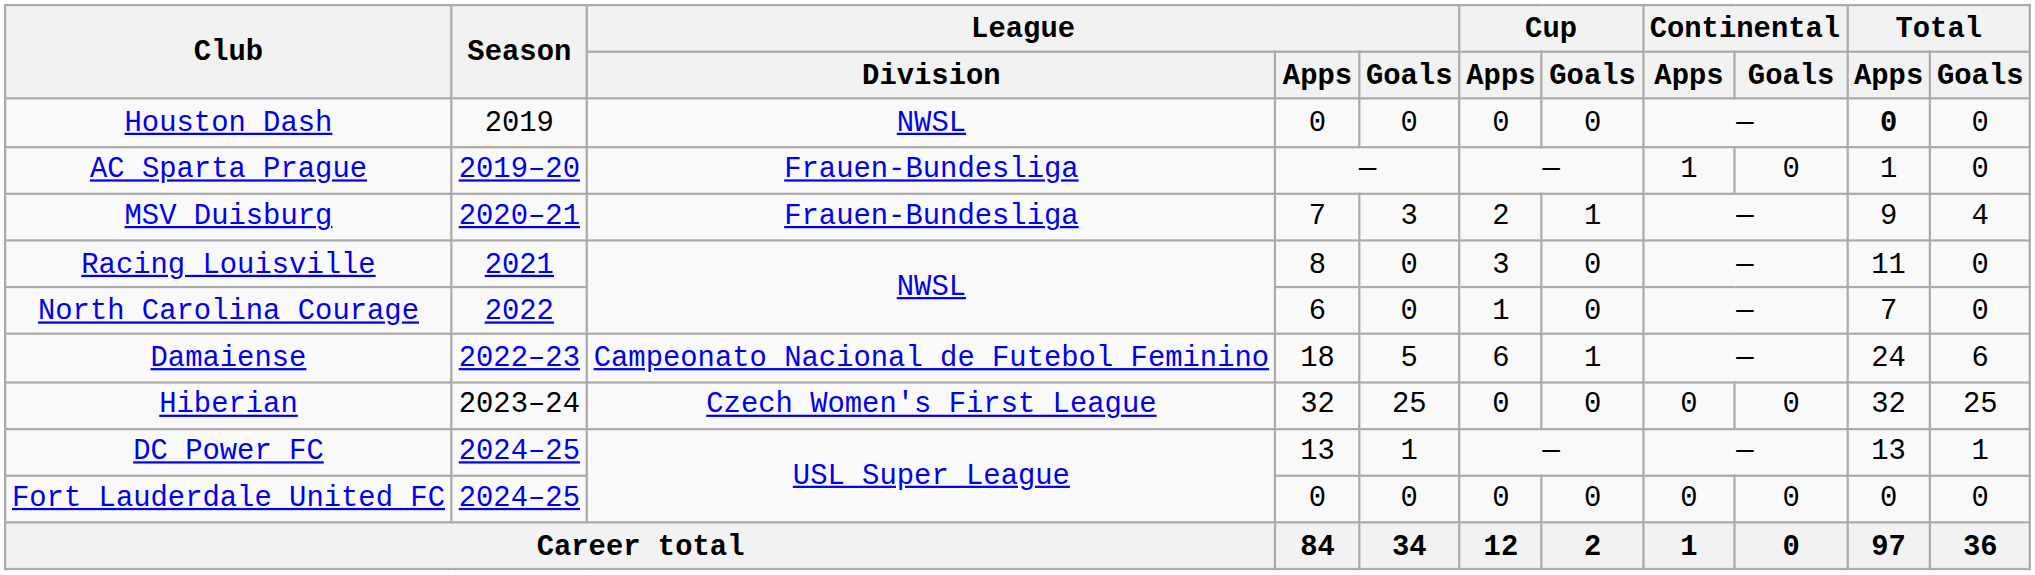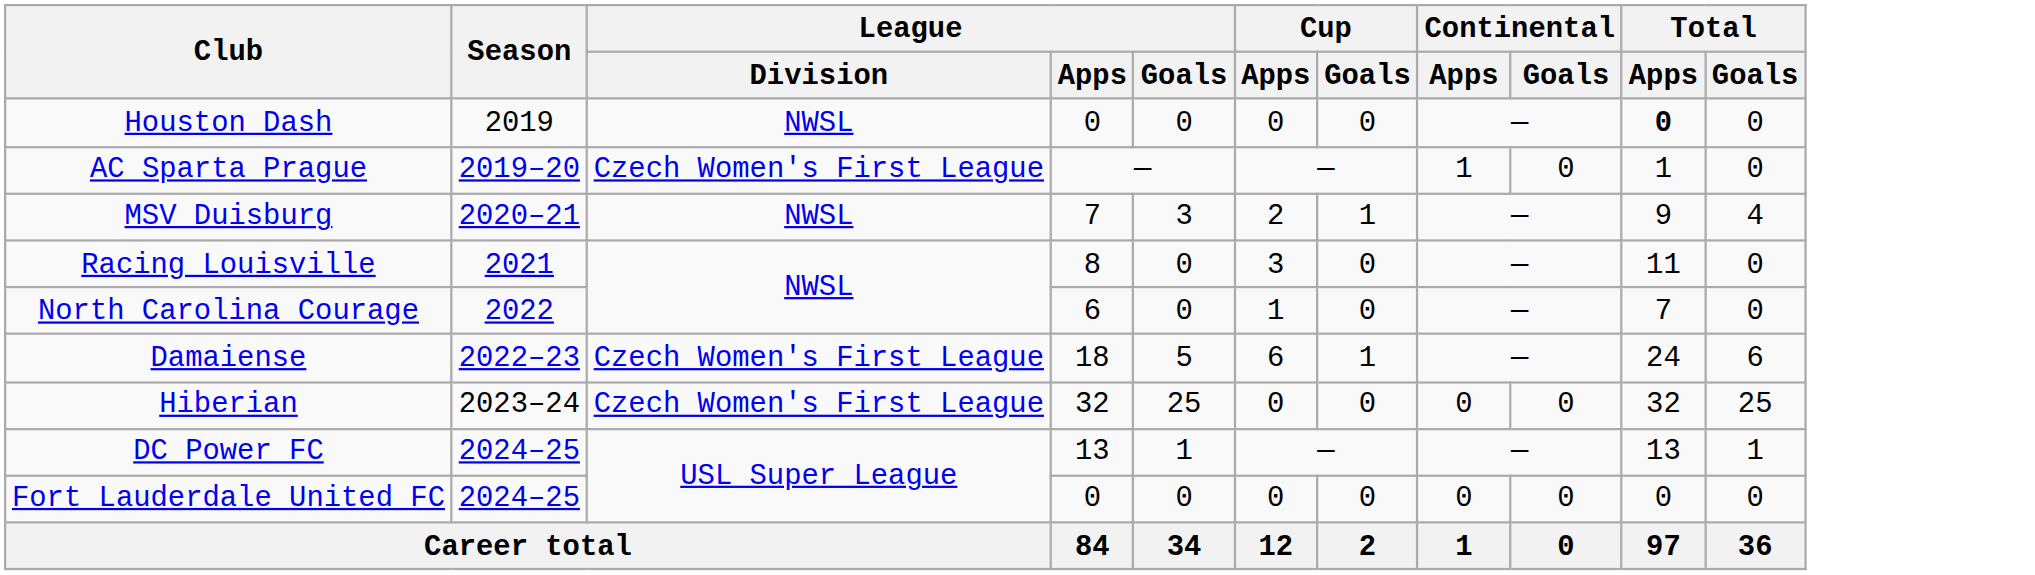(931, 170) Frauen-Bundesliga -> (819, 170) Czech Women's First League
(931, 217) Frauen-Bundesliga -> (819, 217) NWSL
(931, 358) Campeonato Nacional de Futebol Feminino -> (819, 358) Czech Women's First League
